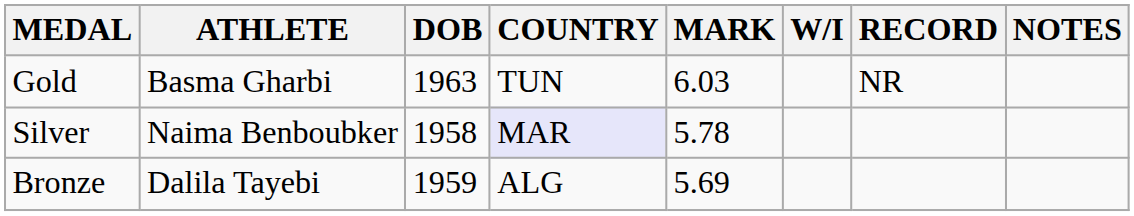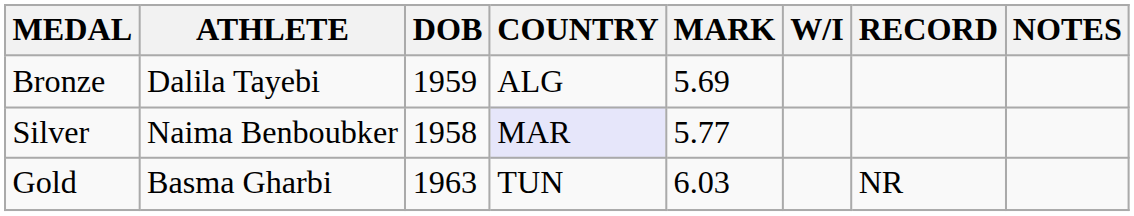rows swapped: (45, 81) <-> (59, 183)
(702, 132) 5.78 -> (702, 132) 5.77
